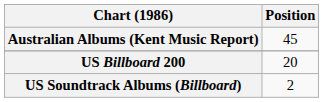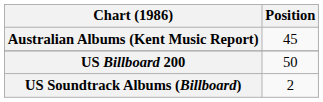(290, 62) 20 -> (290, 62) 50
